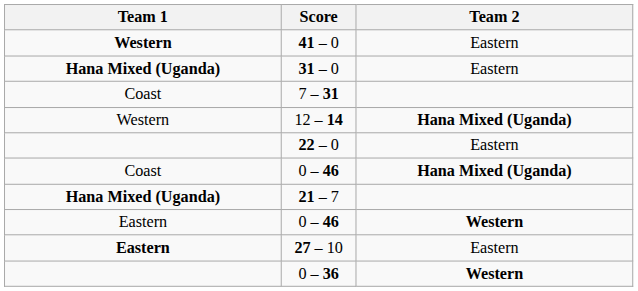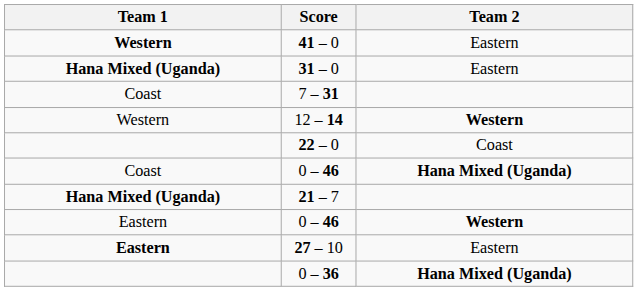(494, 119) Hana Mixed (Uganda) -> (494, 119) Western
(494, 145) Eastern -> (494, 145) Coast
(494, 273) Western -> (494, 273) Hana Mixed (Uganda)
